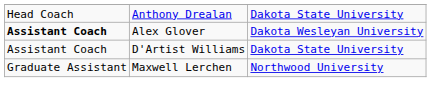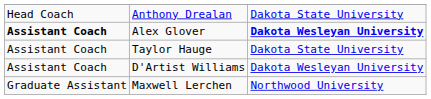(337, 31) normal -> (337, 31) bold
+ row: (172, 49)
(327, 49) Dakota State University -> (337, 67) Dakota Wesleyan University
